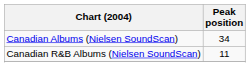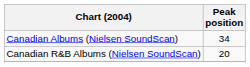(224, 54) 11 -> (224, 54) 20
